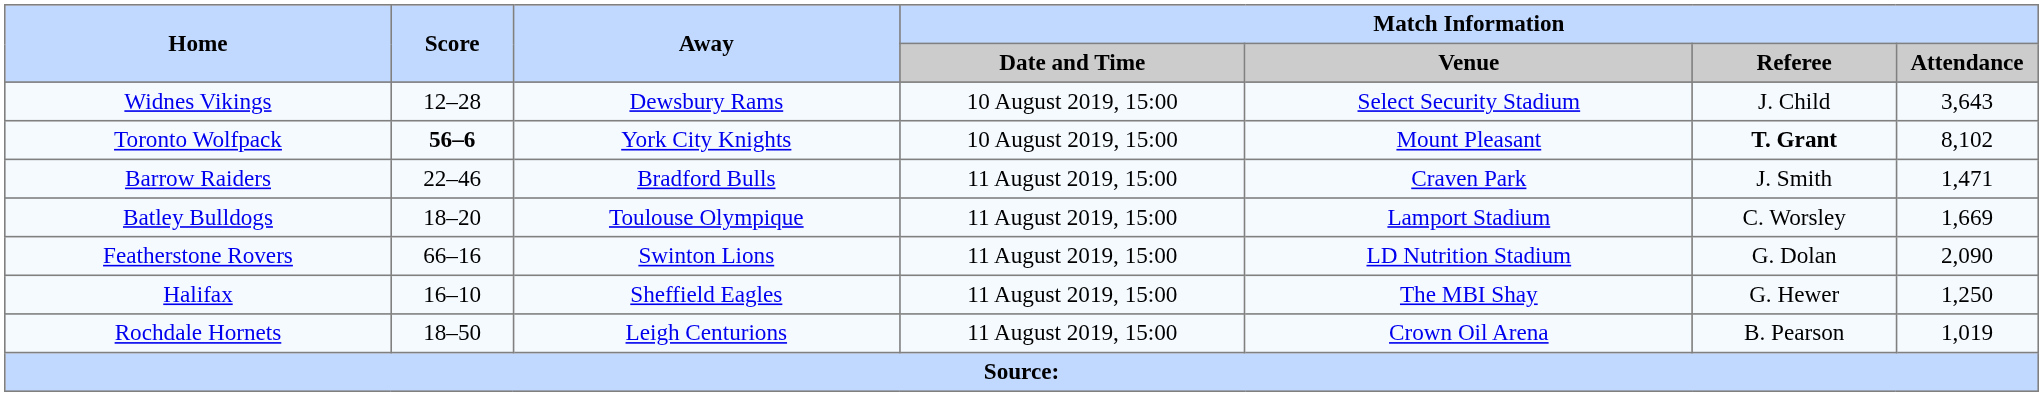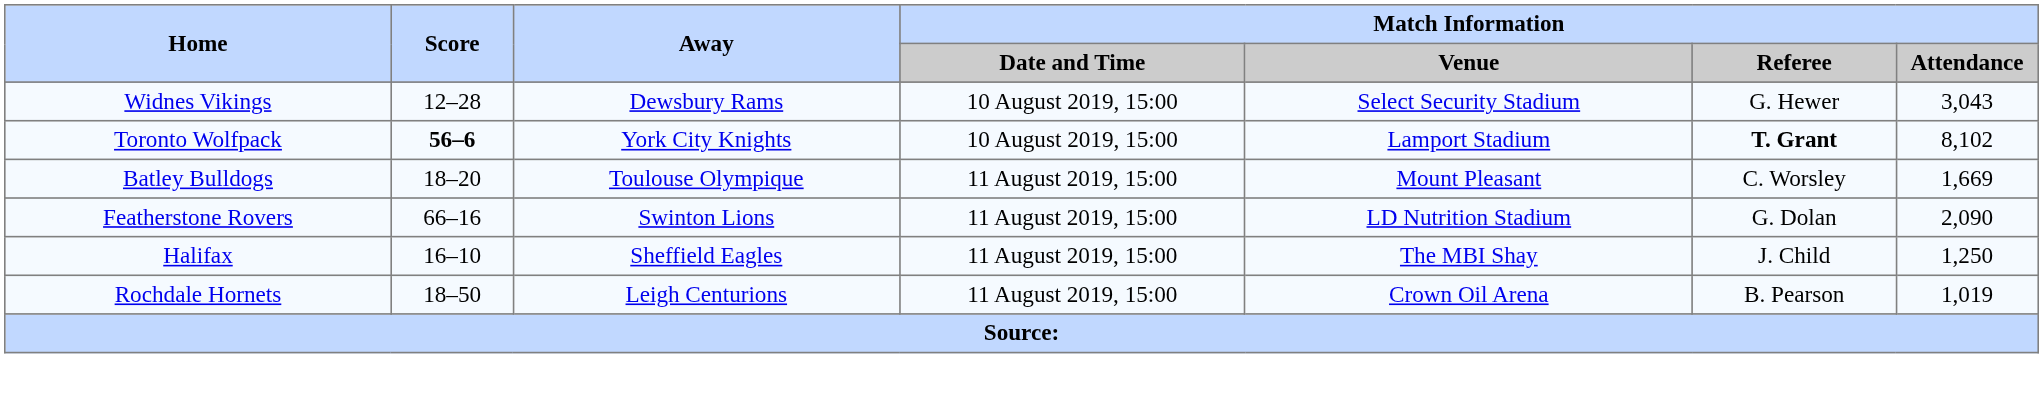(1794, 101) J. Child -> (1794, 101) G. Hewer
(1967, 101) 3,643 -> (1967, 101) 3,043
(1469, 139) Mount Pleasant -> (1469, 139) Lamport Stadium
- row: (198, 178)
(1469, 217) Lamport Stadium -> (1469, 178) Mount Pleasant
(1794, 294) G. Hewer -> (1794, 255) J. Child
